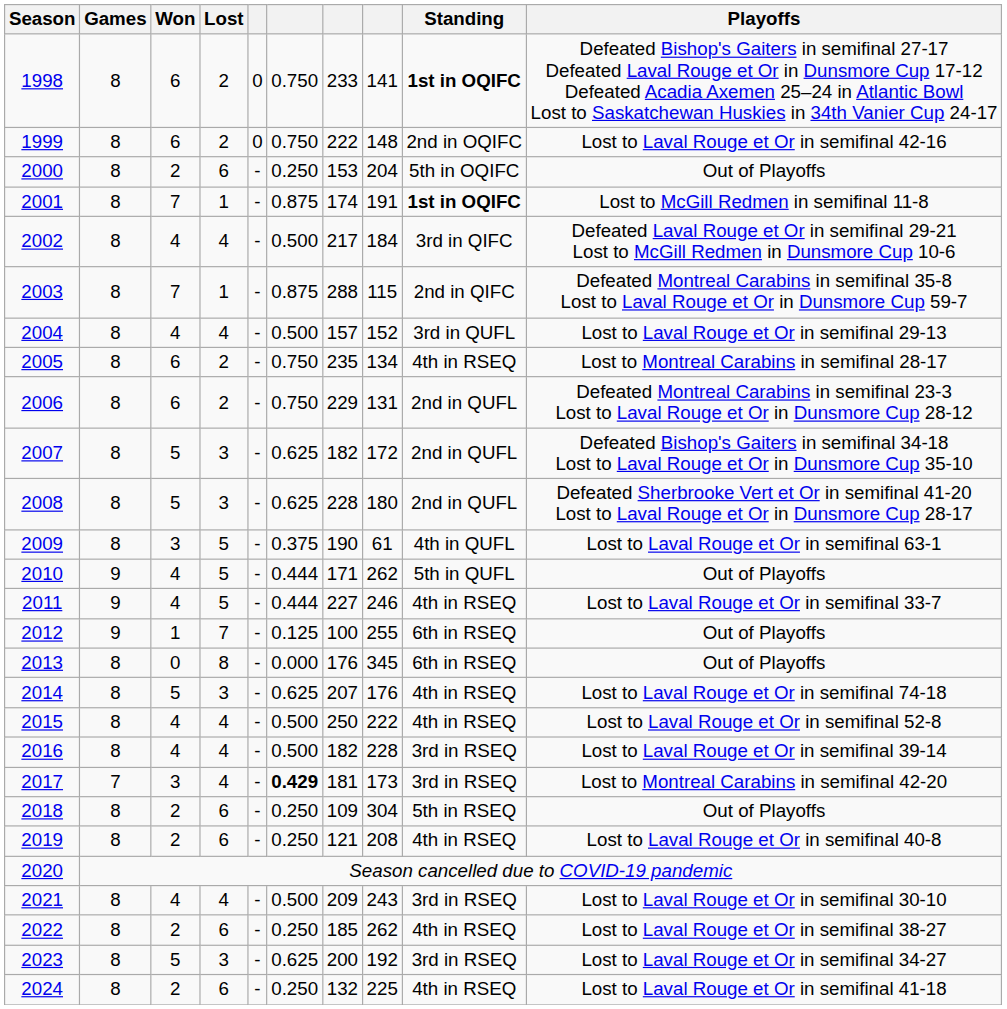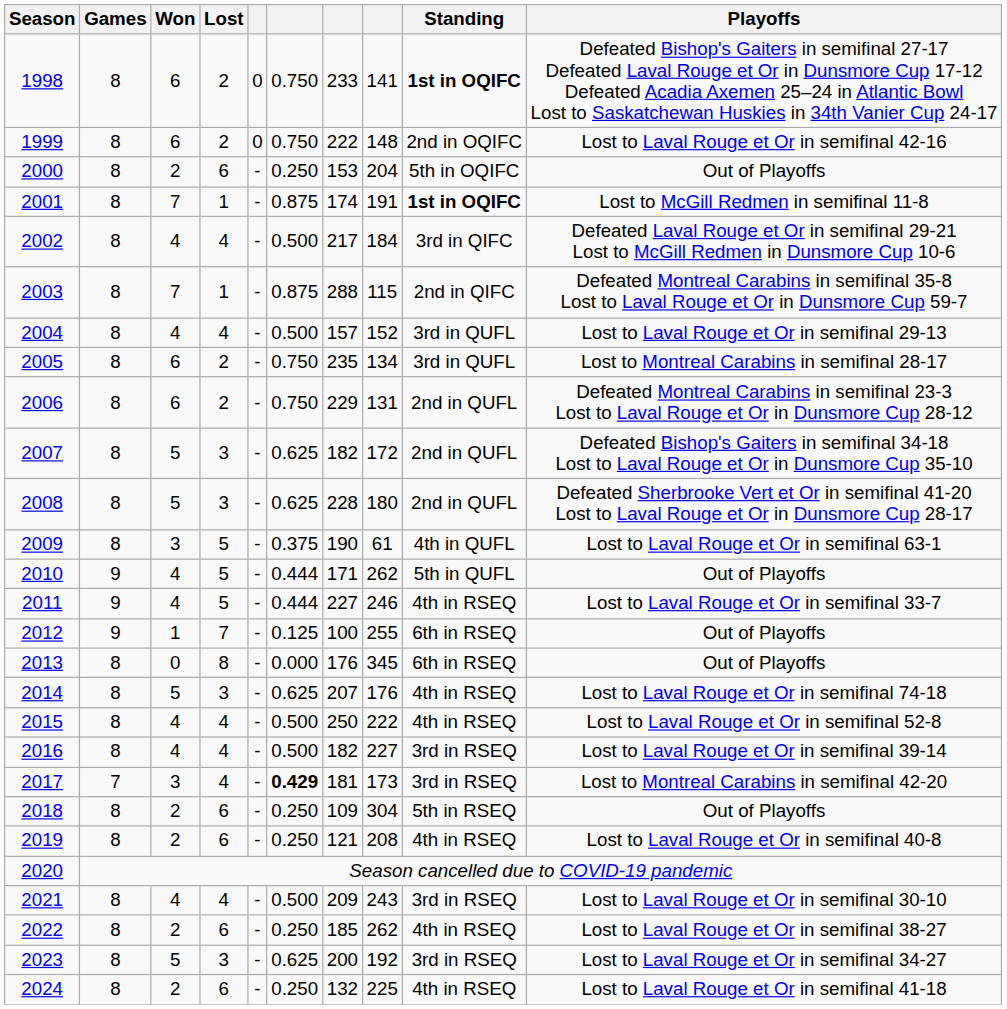(464, 362) 4th in RSEQ -> (464, 362) 3rd in QUFL
(382, 751) 228 -> (382, 751) 227
